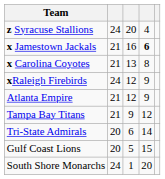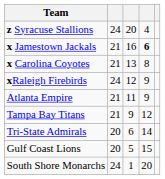(131, 98) 12 -> (131, 98) 11
